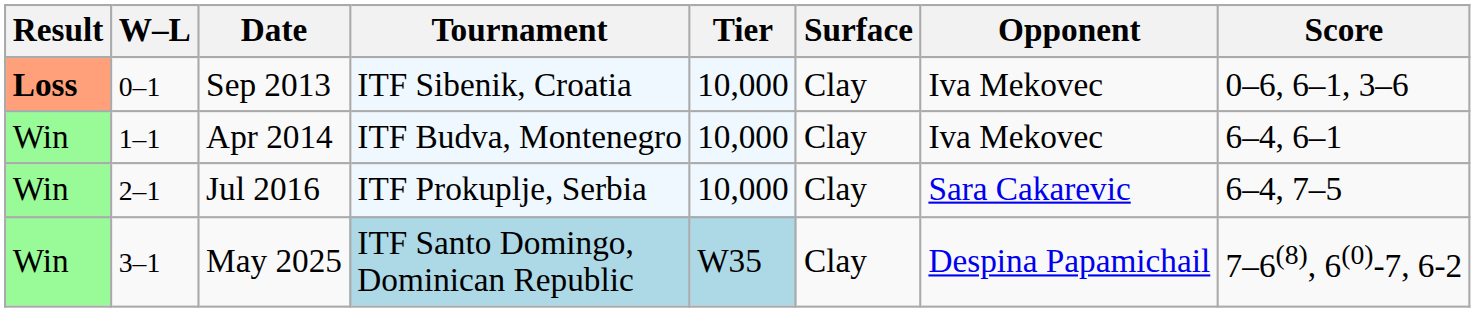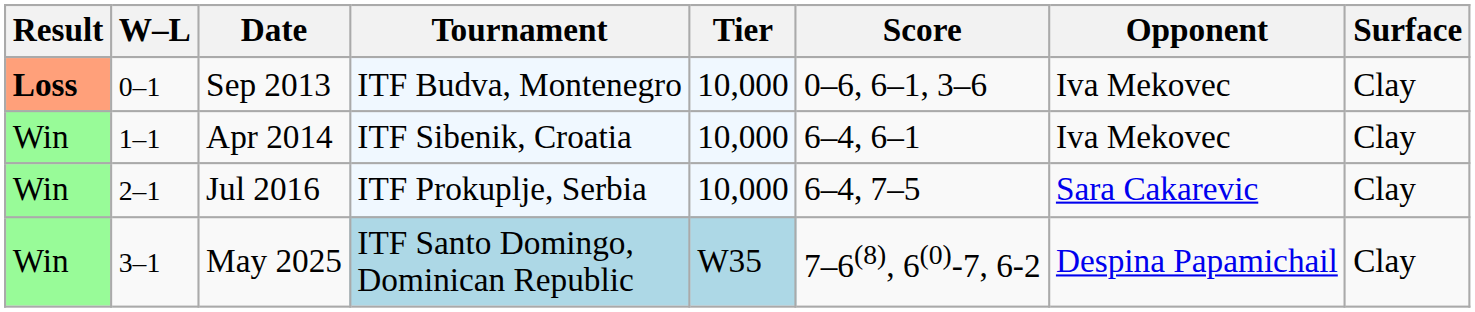columns swapped: (859, 30) <-> (1344, 30)
(495, 83) ITF Sibenik, Croatia -> (520, 83) ITF Budva, Montenegro
(520, 136) ITF Budva, Montenegro -> (495, 136) ITF Sibenik, Croatia
